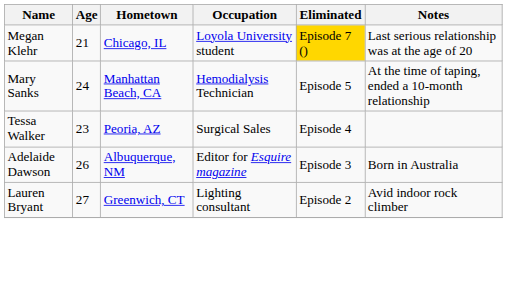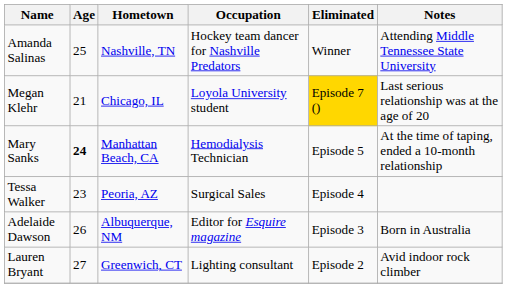+ row: (30, 50)
(82, 86) normal -> (80, 151) bold
